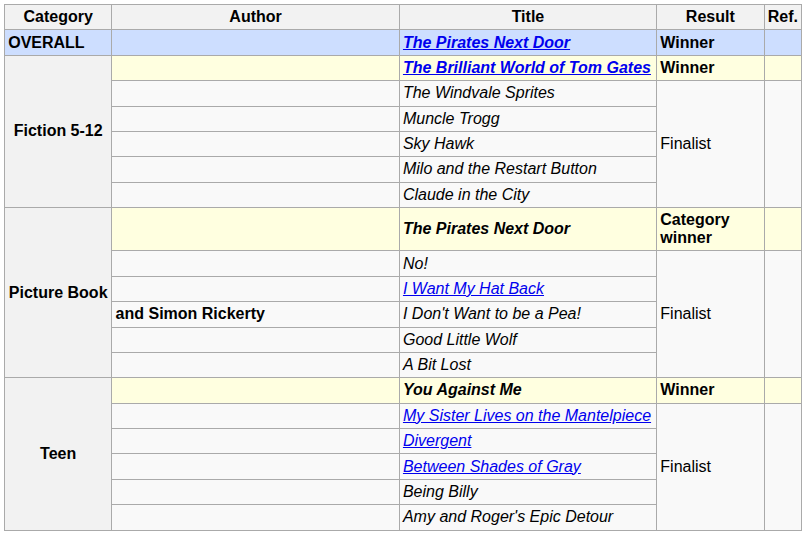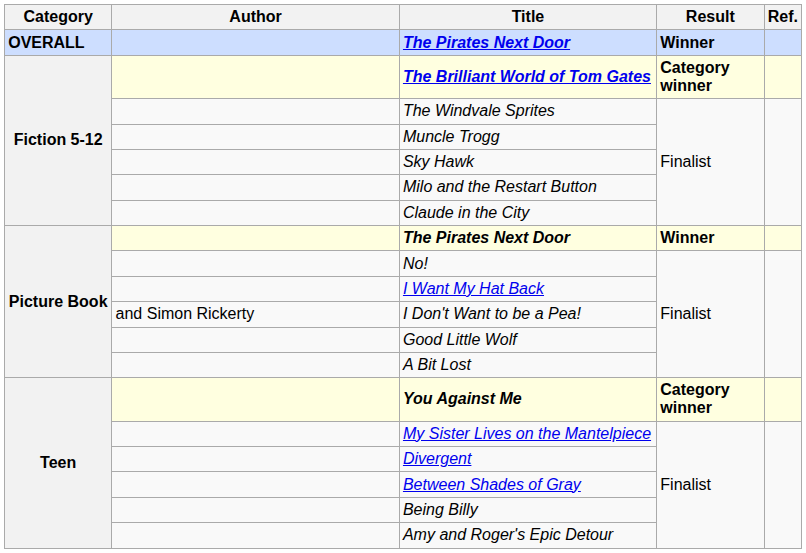(687, 67) Winner -> (695, 76) Category winner
(695, 229) Category winner -> (687, 238) Winner
(190, 314) bold -> (185, 314) normal
(687, 390) Winner -> (695, 399) Category winner
